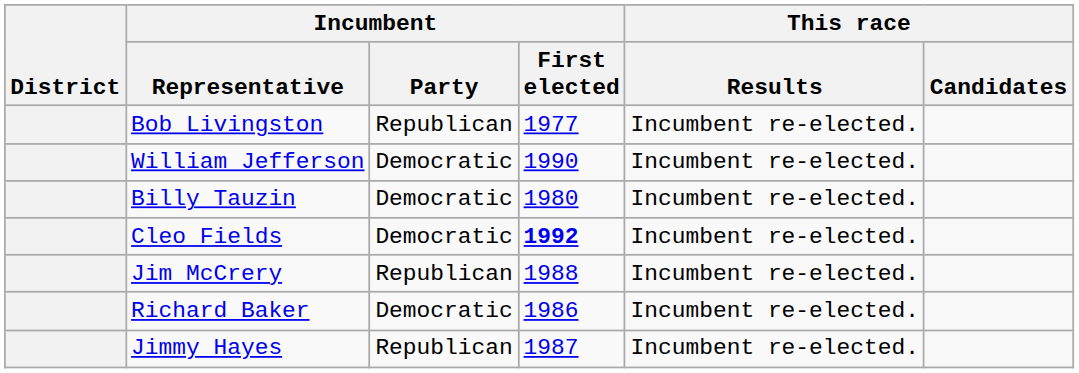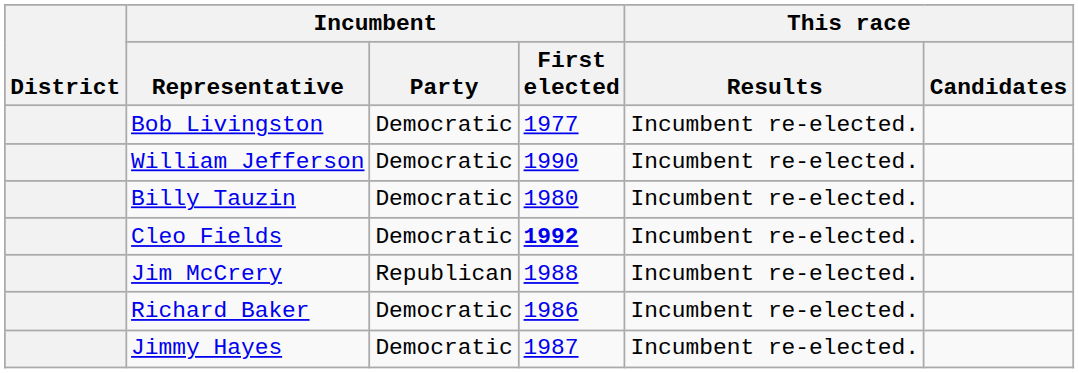(444, 125) Republican -> (444, 125) Democratic
(444, 348) Republican -> (444, 348) Democratic
